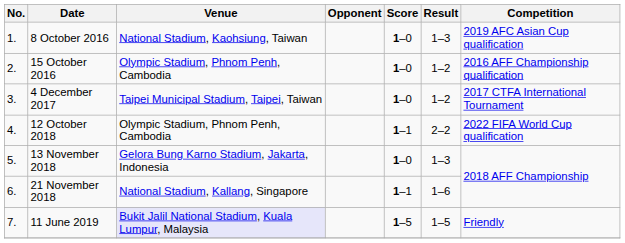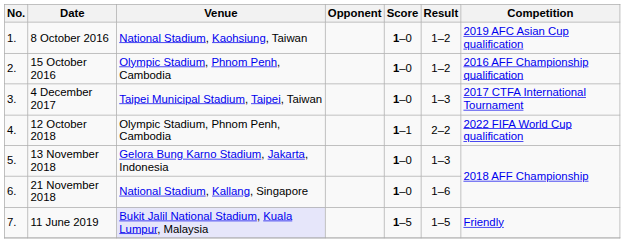(441, 37) 1–3 -> (441, 37) 1–2
(441, 99) 1–2 -> (441, 99) 1–3
(402, 191) 1–1 -> (402, 191) 1–0
